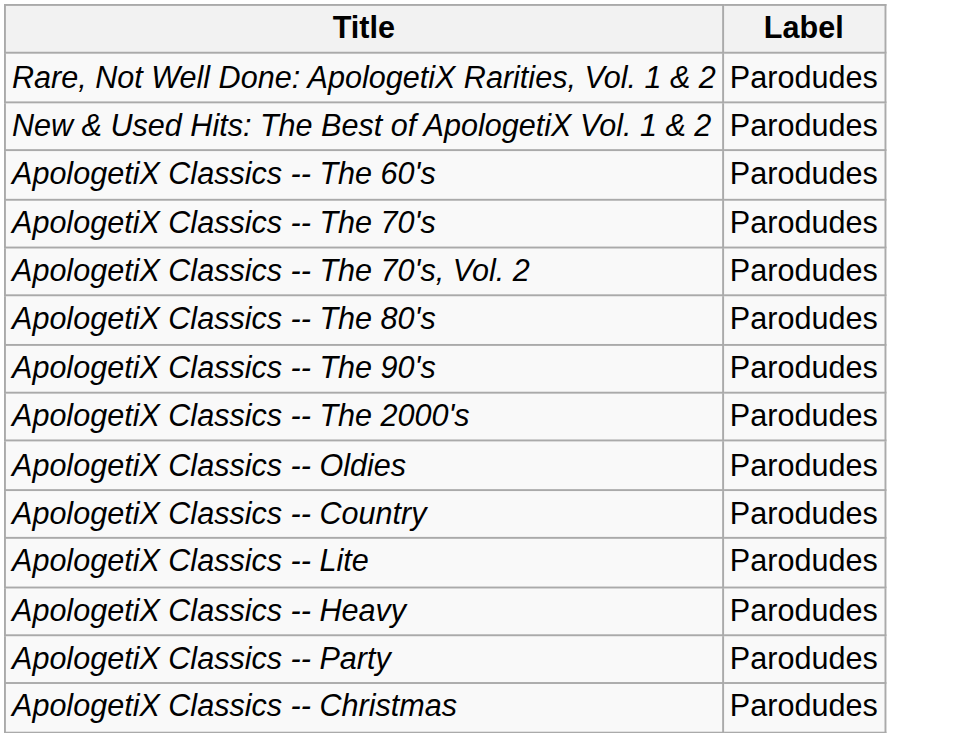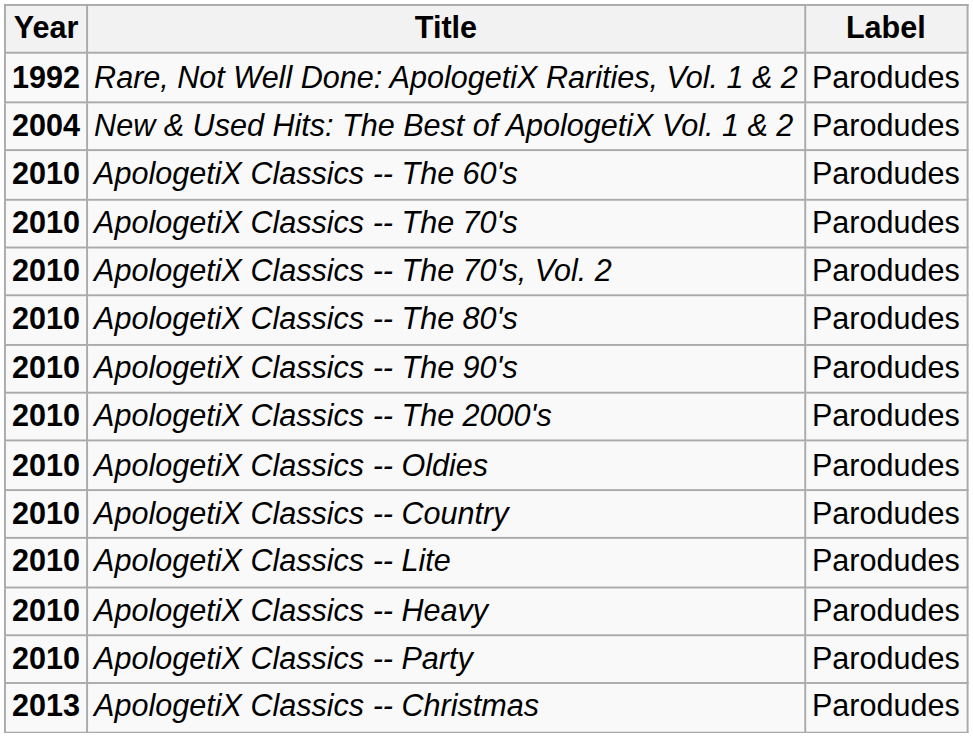+ column: (46, 28)
